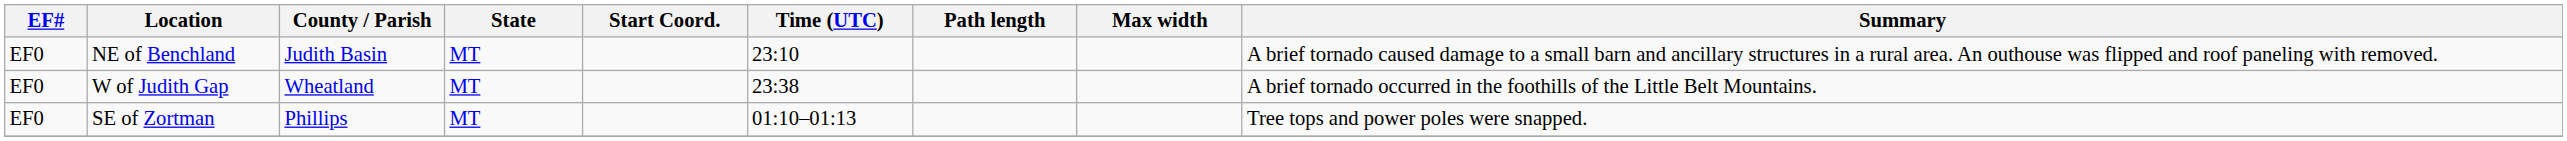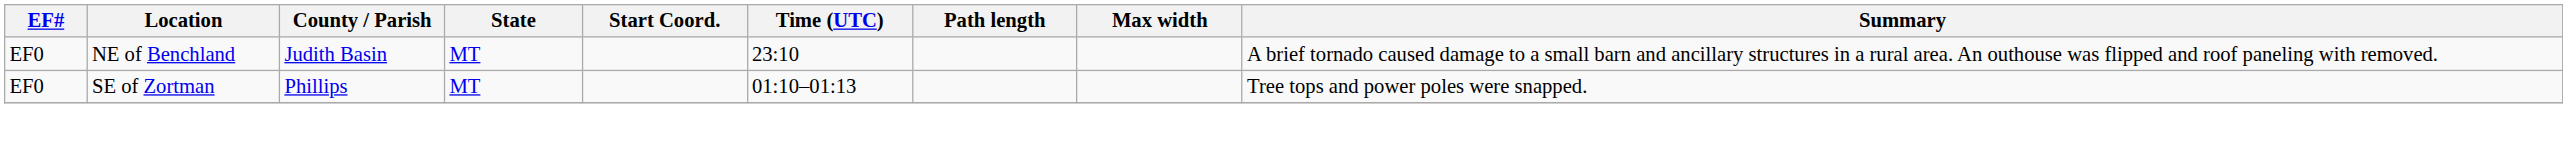- row: (160, 86)
